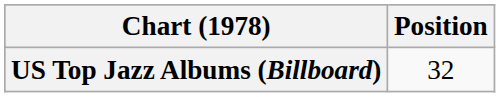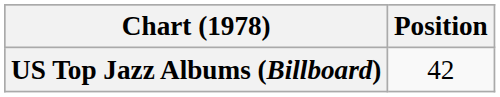(441, 69) 32 -> (441, 69) 42
